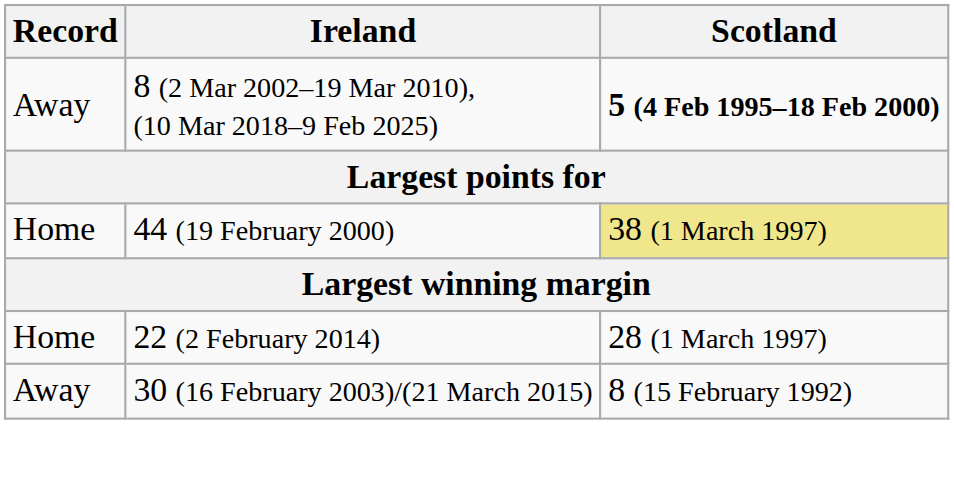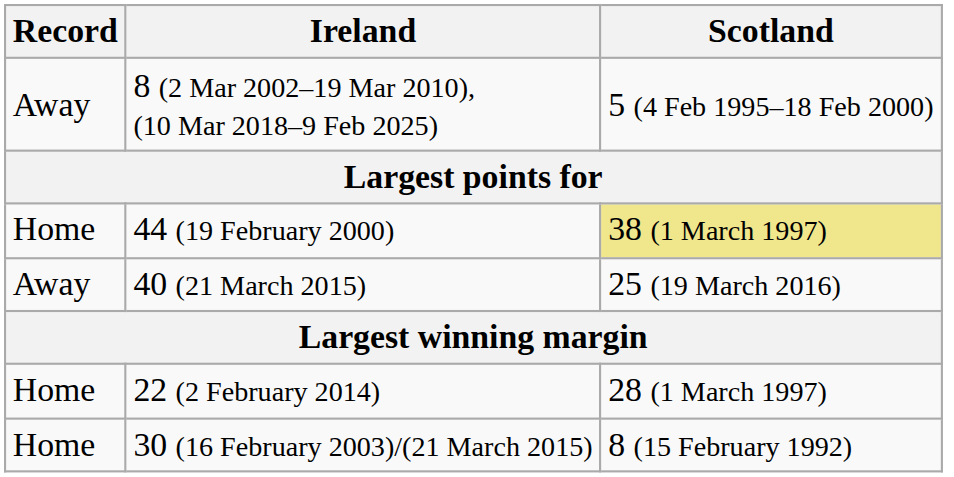(774, 103) bold -> (771, 103) normal
+ row: (250, 283)
(52, 390) Away -> (54, 444) Home
